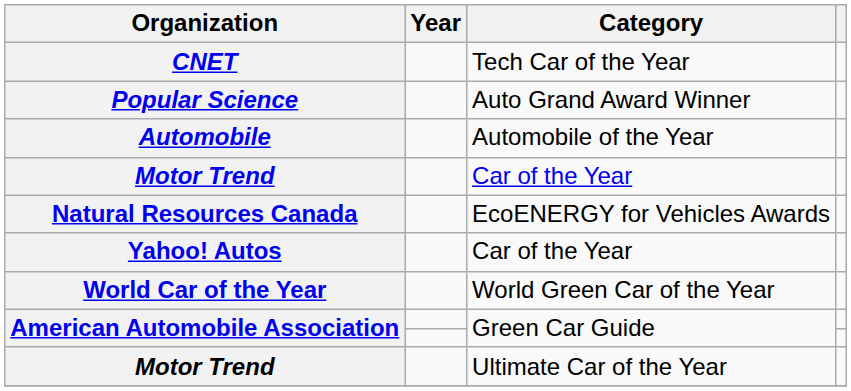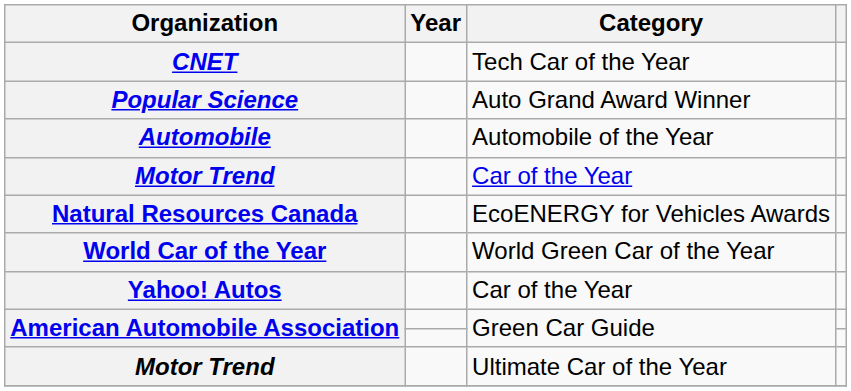rows swapped: (205, 289) <-> (205, 251)
